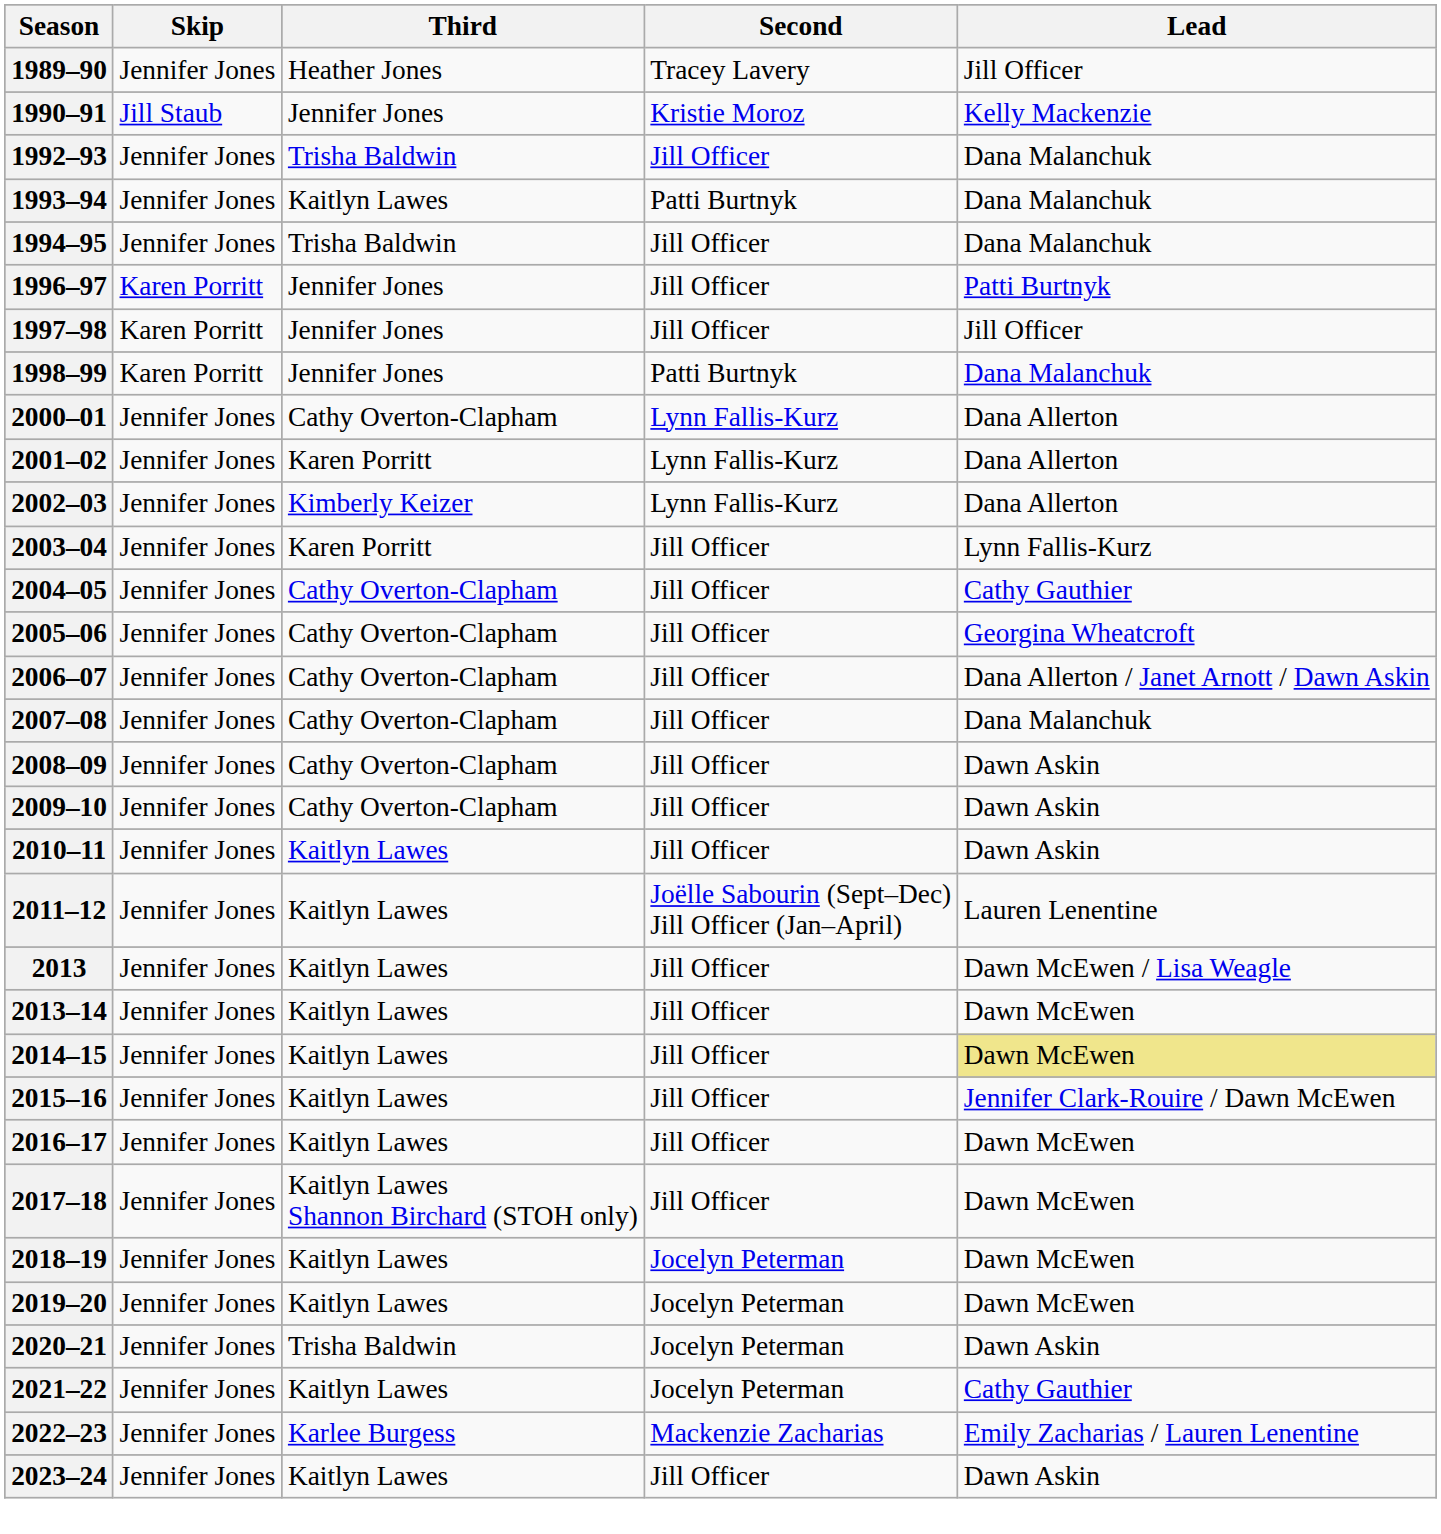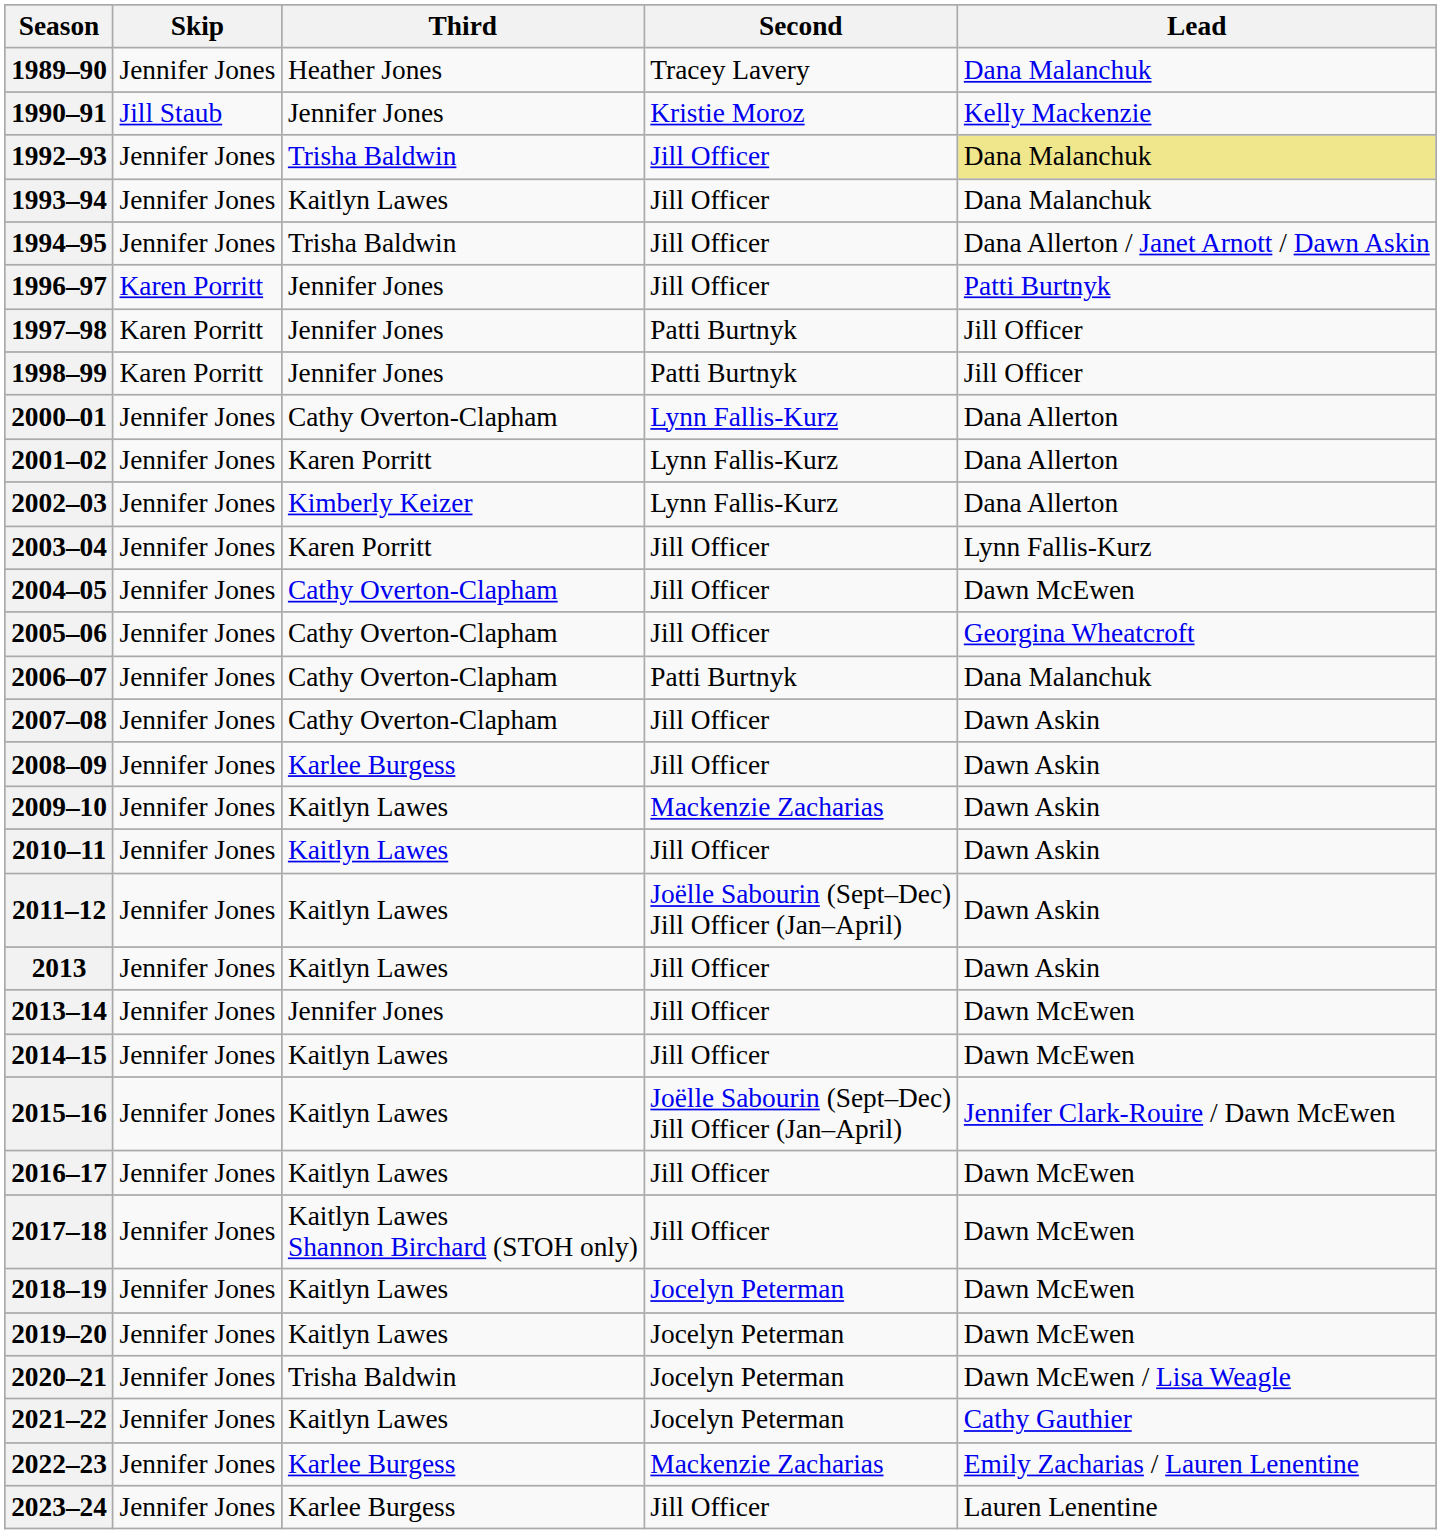(1023, 69) Jill Officer -> (1058, 69) Dana Malanchuk
(1058, 156) no background -> (1058, 156) khaki background
(724, 199) Patti Burtnyk -> (710, 199) Jill Officer
(1058, 243) Dana Malanchuk -> (1197, 243) Dana Allerton / Janet Arnott / Dawn Askin
(710, 329) Jill Officer -> (724, 329) Patti Burtnyk
(1058, 373) Dana Malanchuk -> (1023, 373) Jill Officer
(1048, 590) Cathy Gauthier -> (1049, 590) Dawn McEwen
(710, 677) Jill Officer -> (724, 677) Patti Burtnyk
(1197, 677) Dana Allerton / Janet Arnott / Dawn Askin -> (1058, 677) Dana Malanchuk
(1058, 720) Dana Malanchuk -> (1032, 720) Dawn Askin
(423, 763) Cathy Overton-Clapham -> (372, 763) Karlee Burgess
(423, 807) Cathy Overton-Clapham -> (368, 807) Kaitlyn Lawes
(710, 807) Jill Officer -> (767, 807) Mackenzie Zacharias
(1061, 909) Lauren Lenentine -> (1032, 909) Dawn Askin
(1127, 968) Dawn McEwen / Lisa Weagle -> (1032, 968) Dawn Askin
(368, 1011) Kaitlyn Lawes -> (366, 1011) Jennifer Jones
(1049, 1054) khaki background -> (1049, 1054) no background
(710, 1098) Jill Officer -> (801, 1113) Joëlle Sabourin (Sept–Dec) Jill Officer (Jan–April)
(1032, 1346) Dawn Askin -> (1127, 1376) Dawn McEwen / Lisa Weagle
(368, 1476) Kaitlyn Lawes -> (372, 1507) Karlee Burgess
(1032, 1476) Dawn Askin -> (1061, 1507) Lauren Lenentine
